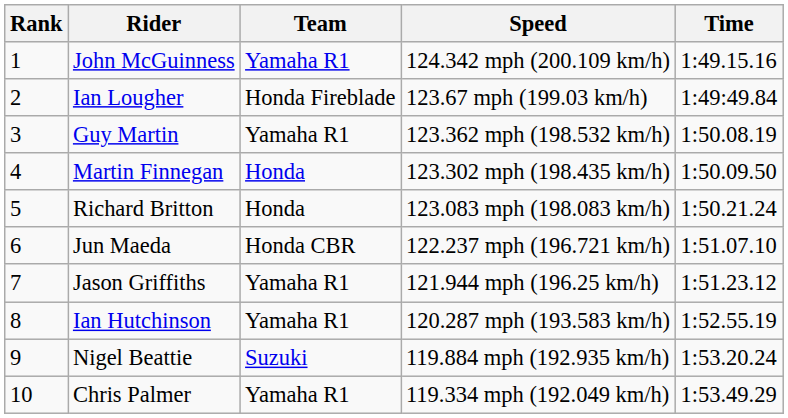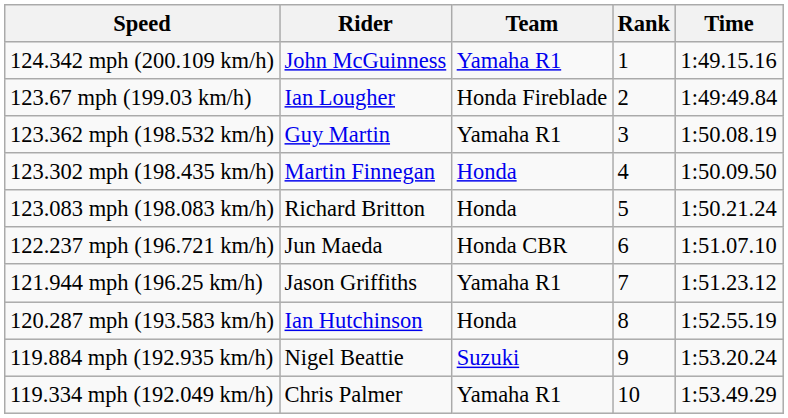columns swapped: (36, 23) <-> (538, 23)
(297, 319) Yamaha R1 -> (487, 319) Honda
